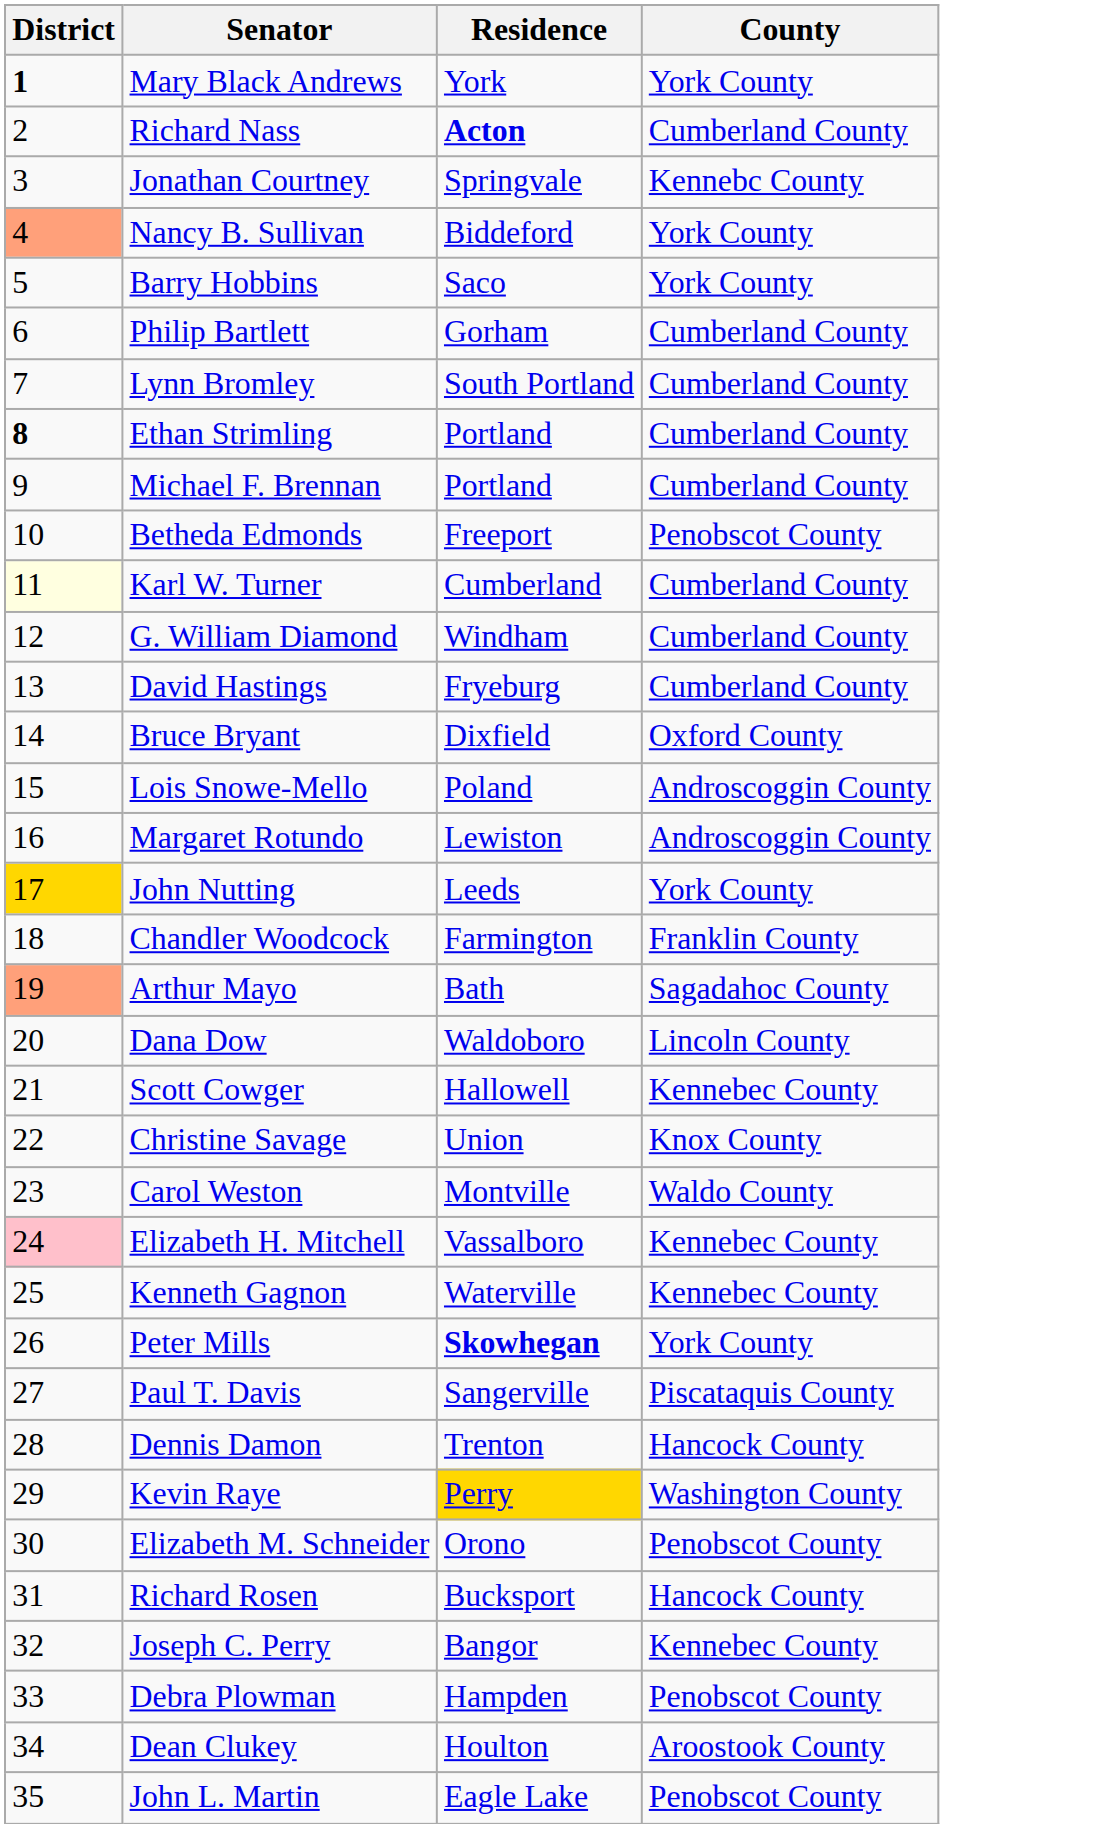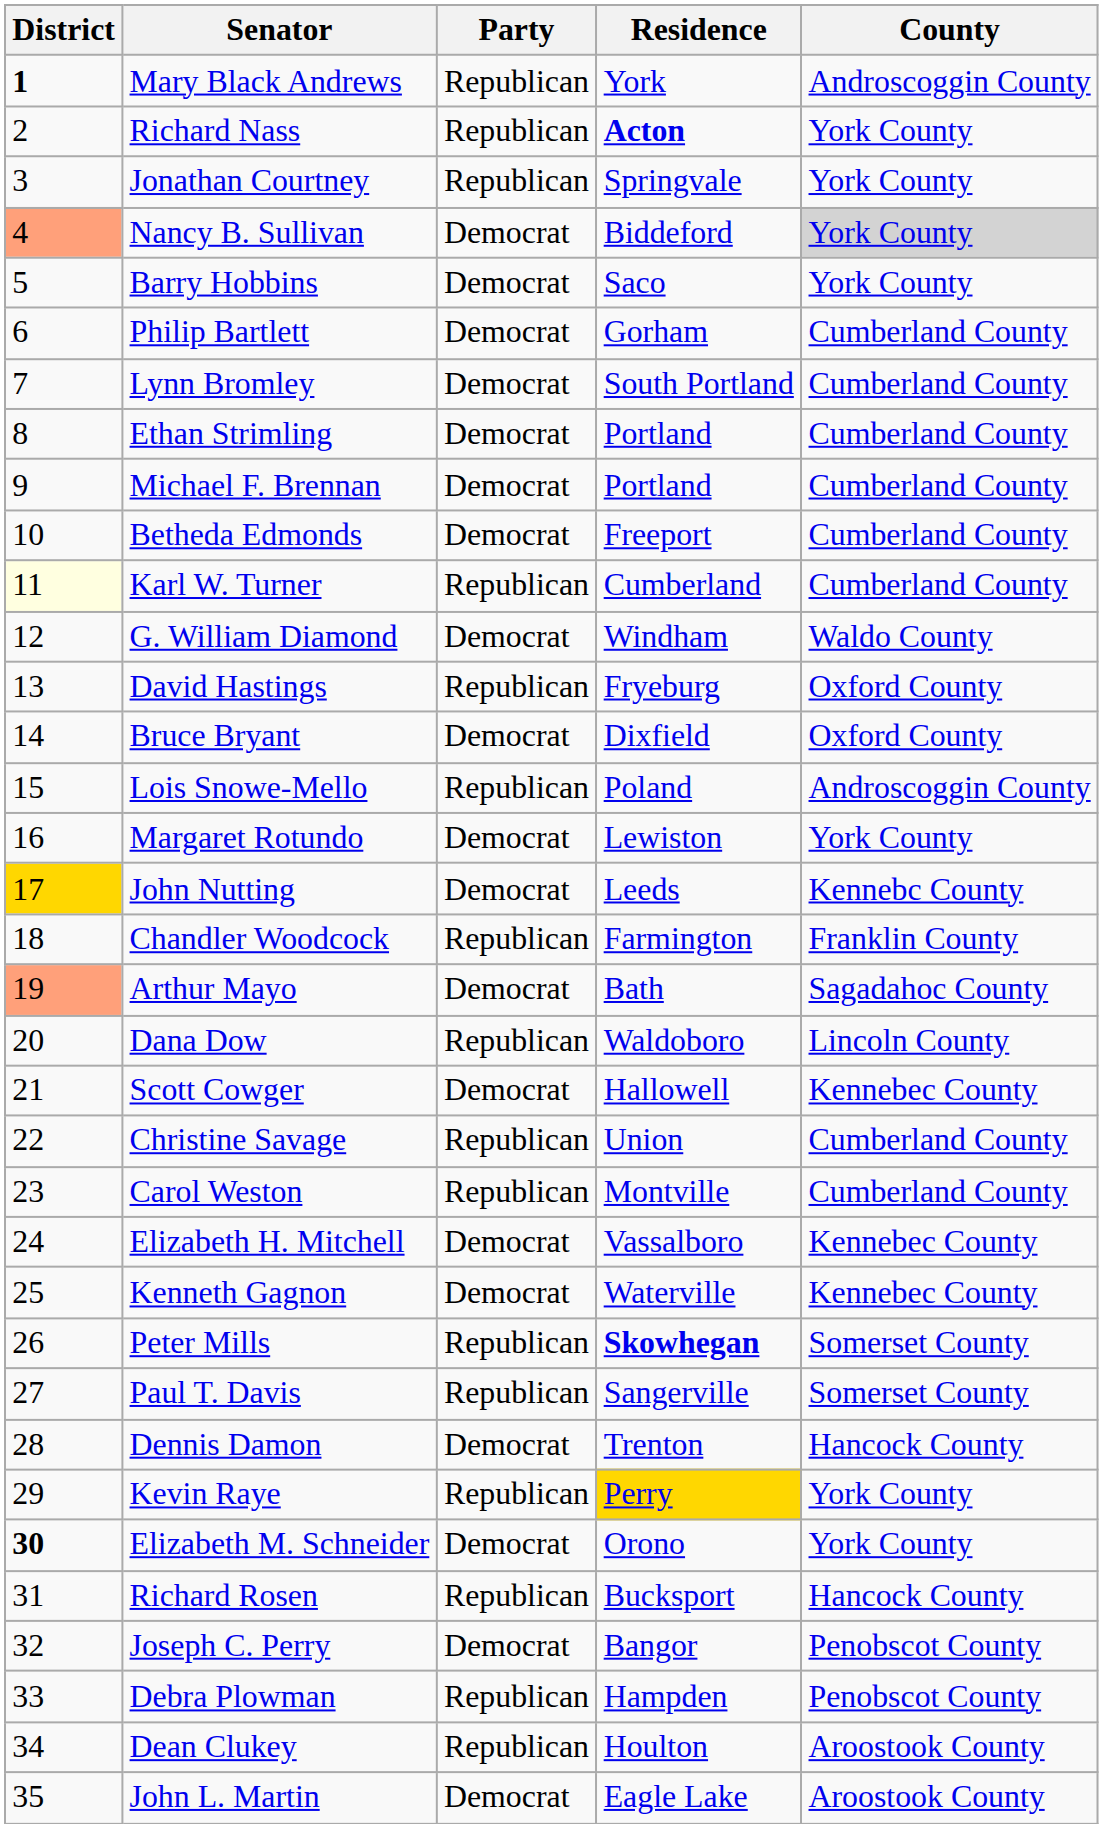+ column: (516, 29)
(731, 80) York County -> (950, 80) Androscoggin County
(778, 130) Cumberland County -> (891, 130) York County
(756, 181) Kennebc County -> (891, 181) York County
(731, 231) no background -> (891, 231) lightgrey background
(20, 433) bold -> (20, 433) normal
(765, 534) Penobscot County -> (938, 534) Cumberland County
(778, 635) Cumberland County -> (901, 635) Waldo County
(778, 686) Cumberland County -> (905, 686) Oxford County
(790, 837) Androscoggin County -> (891, 837) York County
(731, 888) York County -> (916, 888) Kennebc County
(735, 1140) Knox County -> (938, 1140) Cumberland County
(741, 1191) Waldo County -> (938, 1191) Cumberland County
(28, 1241) pink background -> (28, 1241) no background
(731, 1342) York County -> (919, 1342) Somerset County
(771, 1393) Piscataquis County -> (919, 1393) Somerset County
(775, 1494) Washington County -> (891, 1494) York County
(28, 1544) normal -> (28, 1544) bold
(765, 1544) Penobscot County -> (891, 1544) York County
(763, 1645) Kennebec County -> (925, 1645) Penobscot County
(765, 1797) Penobscot County -> (927, 1797) Aroostook County
